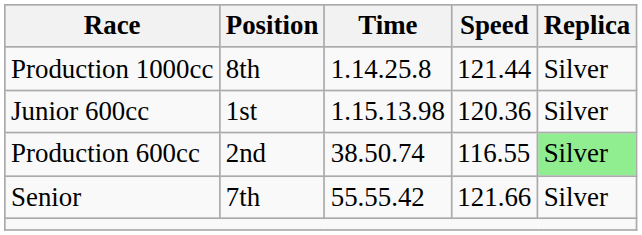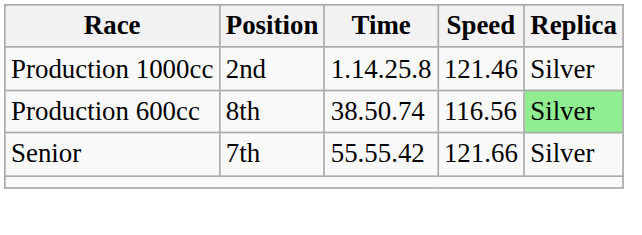(243, 68) 8th -> (246, 68) 2nd
(494, 68) 121.44 -> (481, 68) 121.46
- row: (80, 111)
(246, 153) 2nd -> (243, 111) 8th
(494, 153) 116.55 -> (480, 111) 116.56
